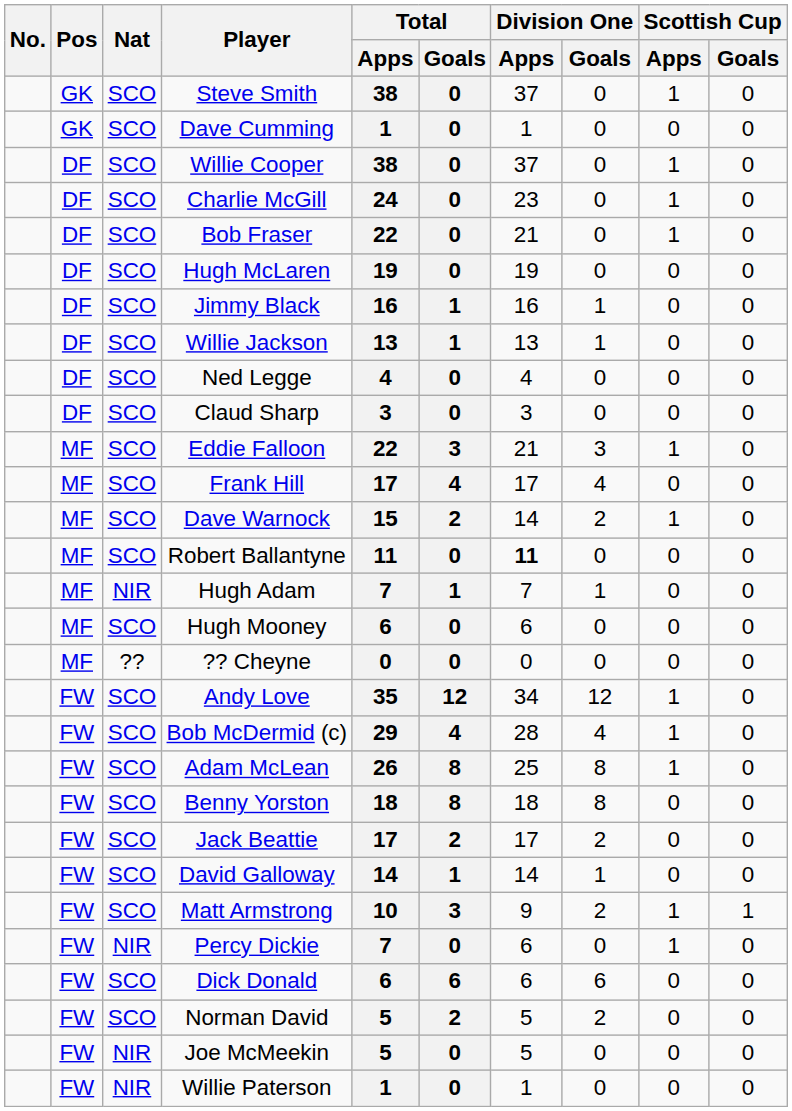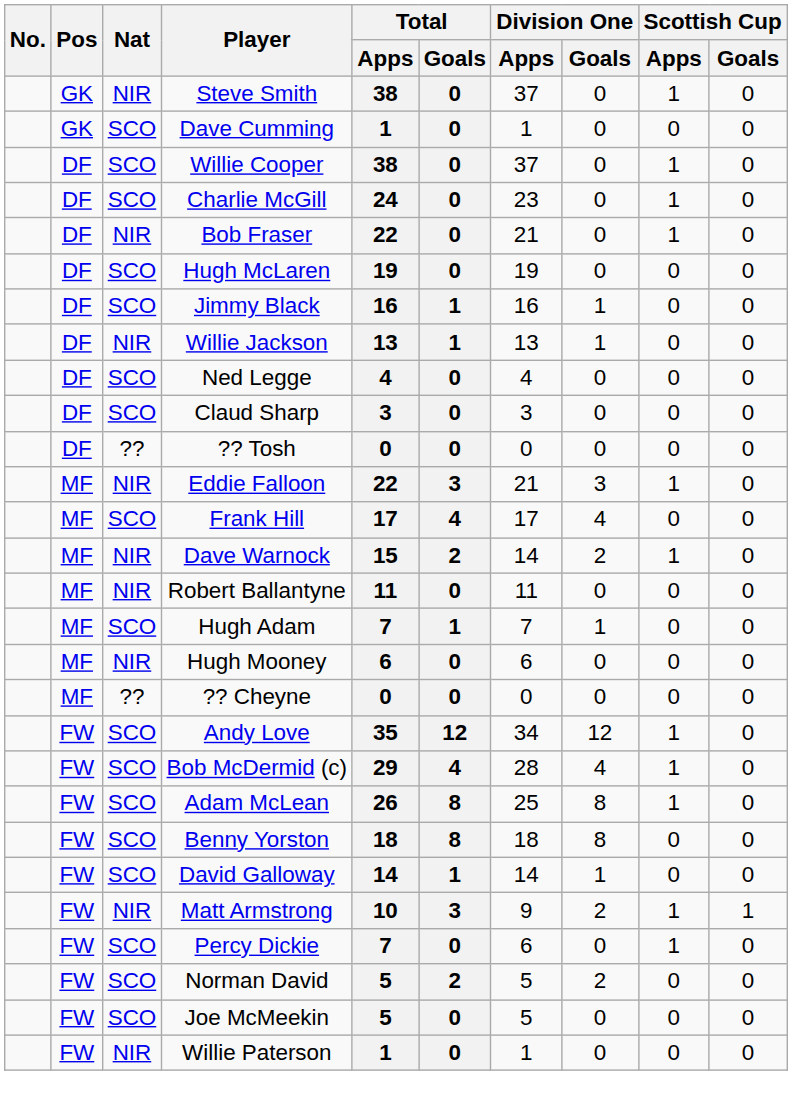(132, 93) SCO -> (132, 93) NIR
(132, 235) SCO -> (132, 235) NIR
(132, 341) SCO -> (132, 341) NIR
+ row: (257, 448)
(132, 448) SCO -> (132, 484) NIR
(132, 519) SCO -> (132, 555) NIR
(132, 555) SCO -> (132, 590) NIR
(526, 555) bold -> (526, 590) normal
(132, 590) NIR -> (132, 626) SCO
(132, 626) SCO -> (132, 661) NIR
- row: (257, 839)
(132, 910) SCO -> (132, 910) NIR
(132, 945) NIR -> (132, 945) SCO
- row: (257, 981)
(132, 1052) NIR -> (132, 1016) SCO
